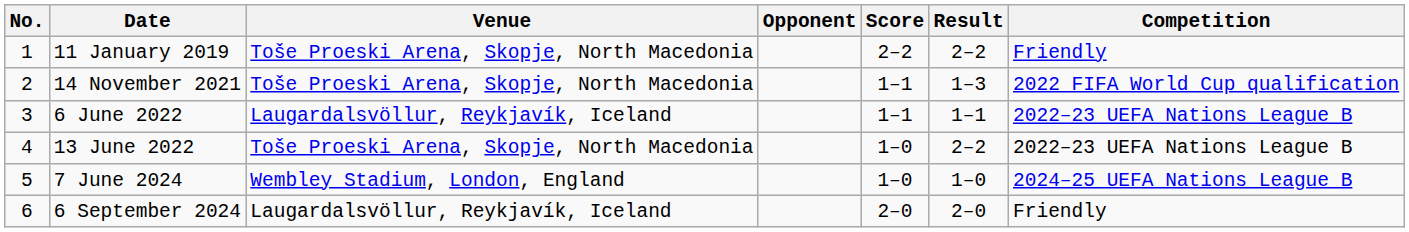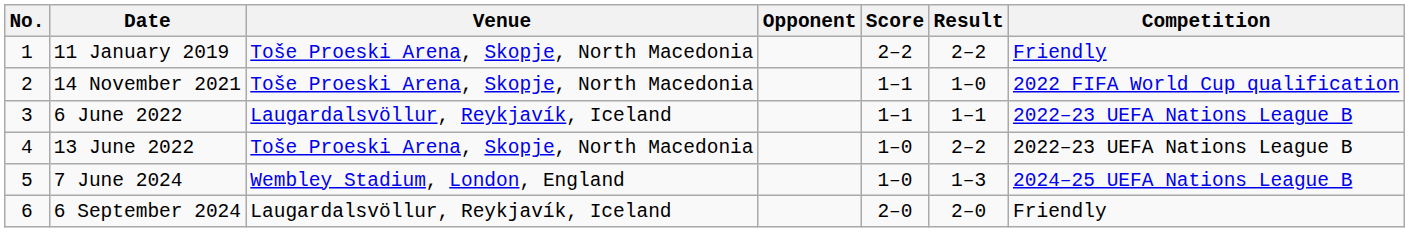(969, 84) 1–3 -> (969, 84) 1–0
(969, 180) 1–0 -> (969, 180) 1–3
